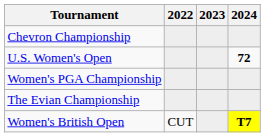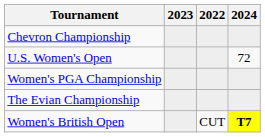columns swapped: (180, 15) <-> (212, 15)
(244, 57) bold -> (244, 57) normal
